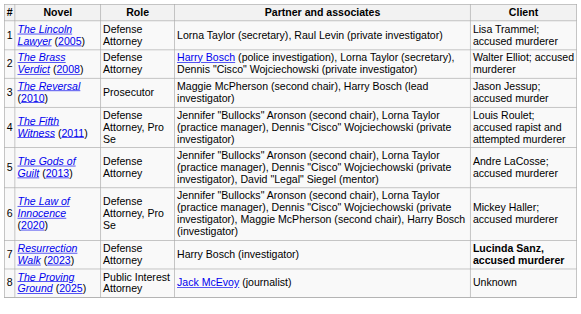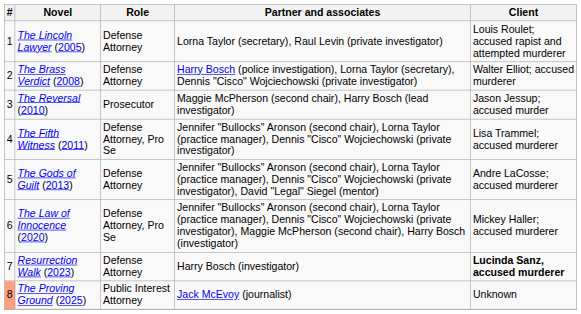(515, 35) Lisa Trammel; accused murderer -> (519, 41) Louis Roulet; accused rapist and attempted murderer
(519, 127) Louis Roulet; accused rapist and attempted murderer -> (515, 139) Lisa Trammel; accused murderer
(10, 283) no background -> (10, 295) lightsalmon background
